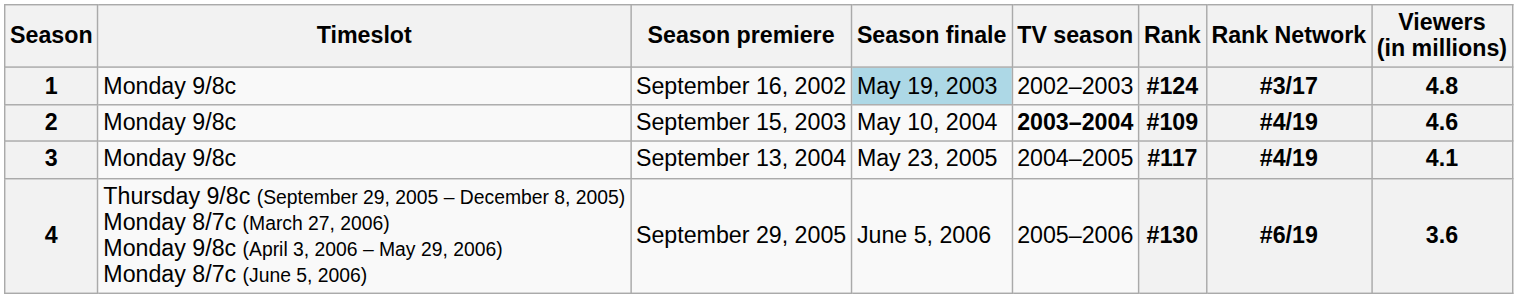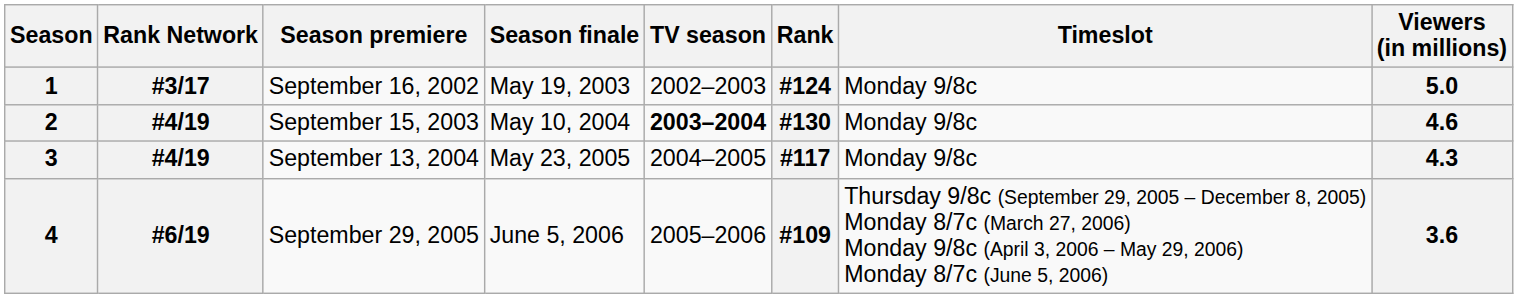columns swapped: (364, 35) <-> (1289, 35)
(927, 85) lightblue background -> (560, 85) no background
(1442, 85) 4.8 -> (1442, 85) 5.0
(1172, 122) #109 -> (805, 122) #130
(1442, 159) 4.1 -> (1442, 159) 4.3
(1172, 235) #130 -> (805, 235) #109
